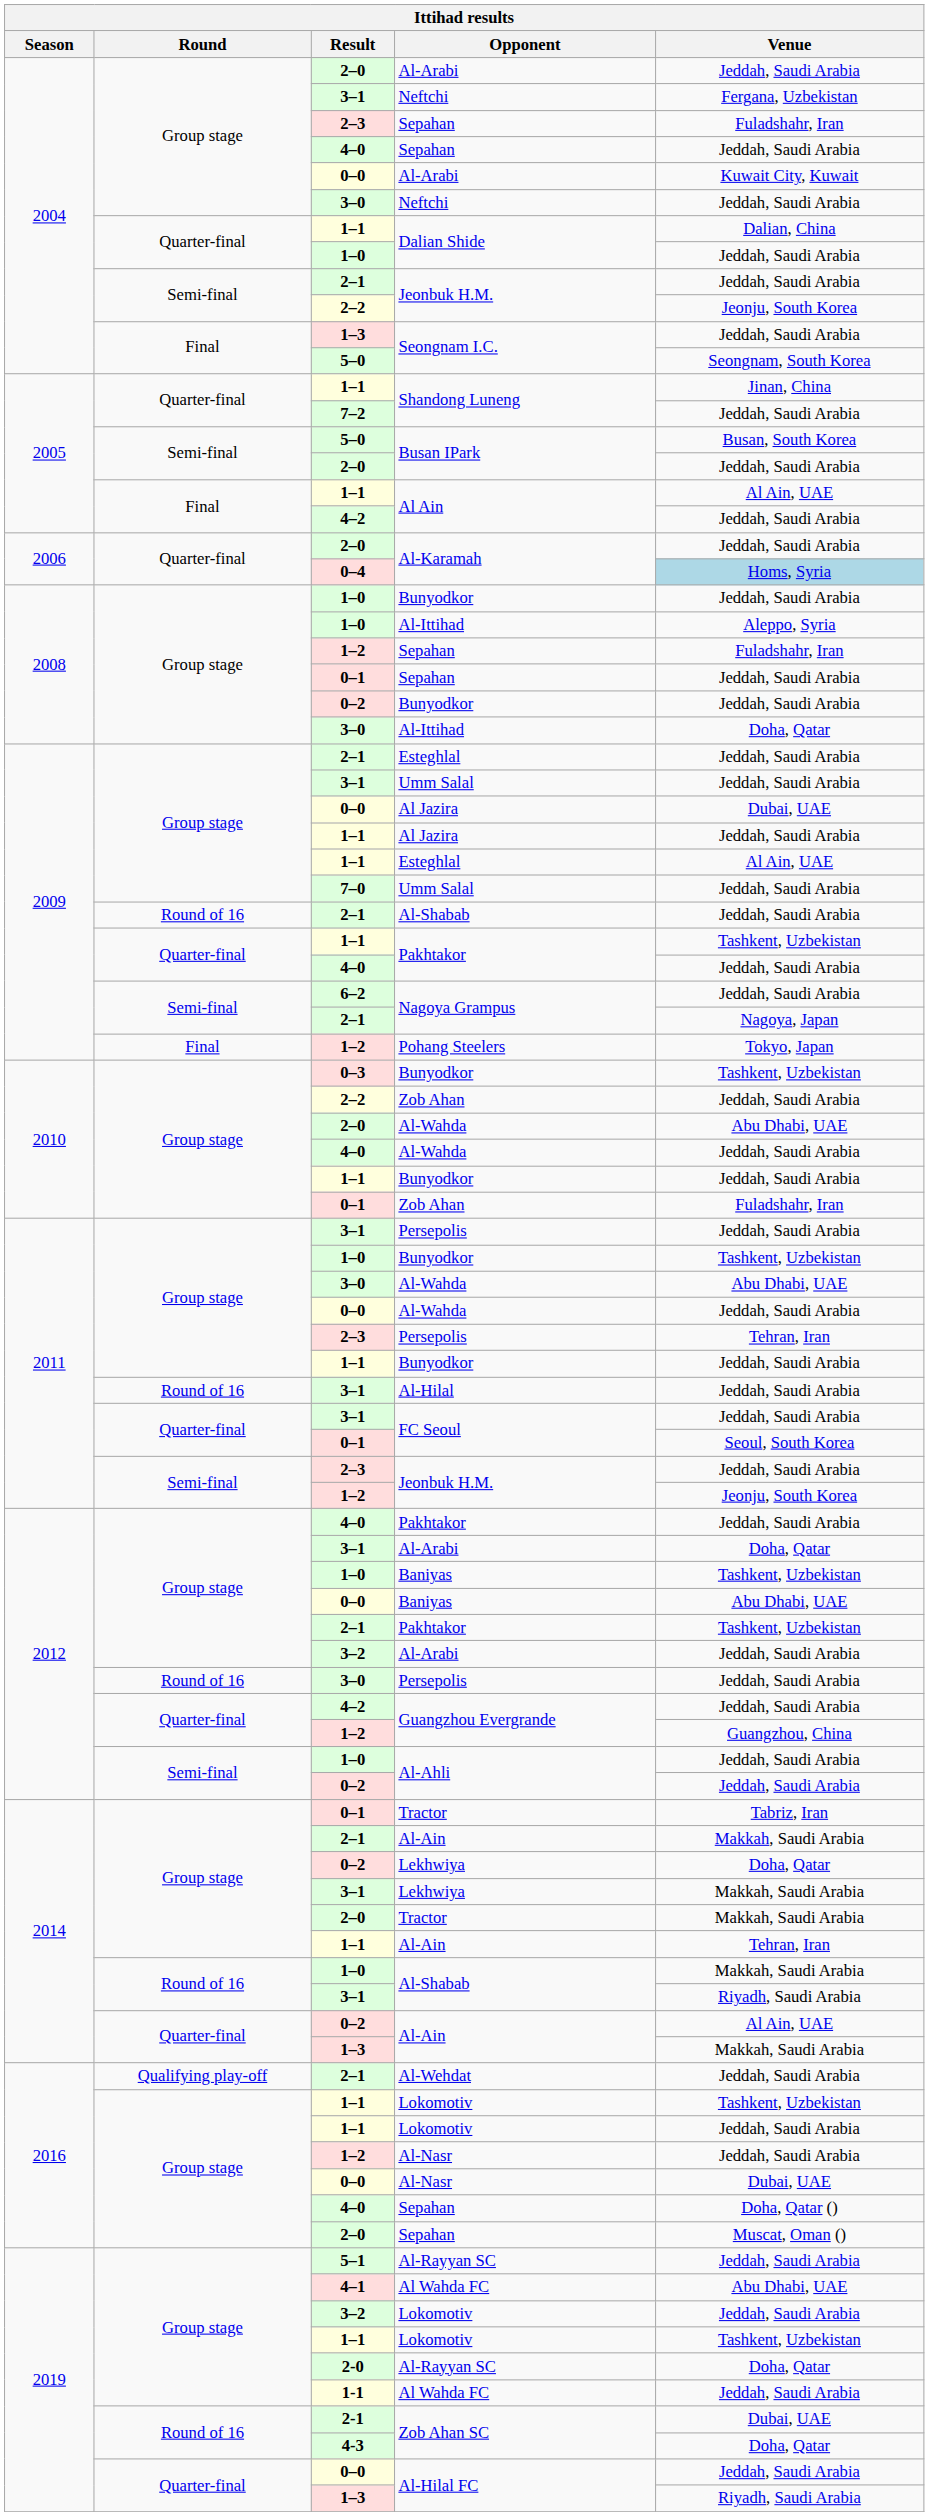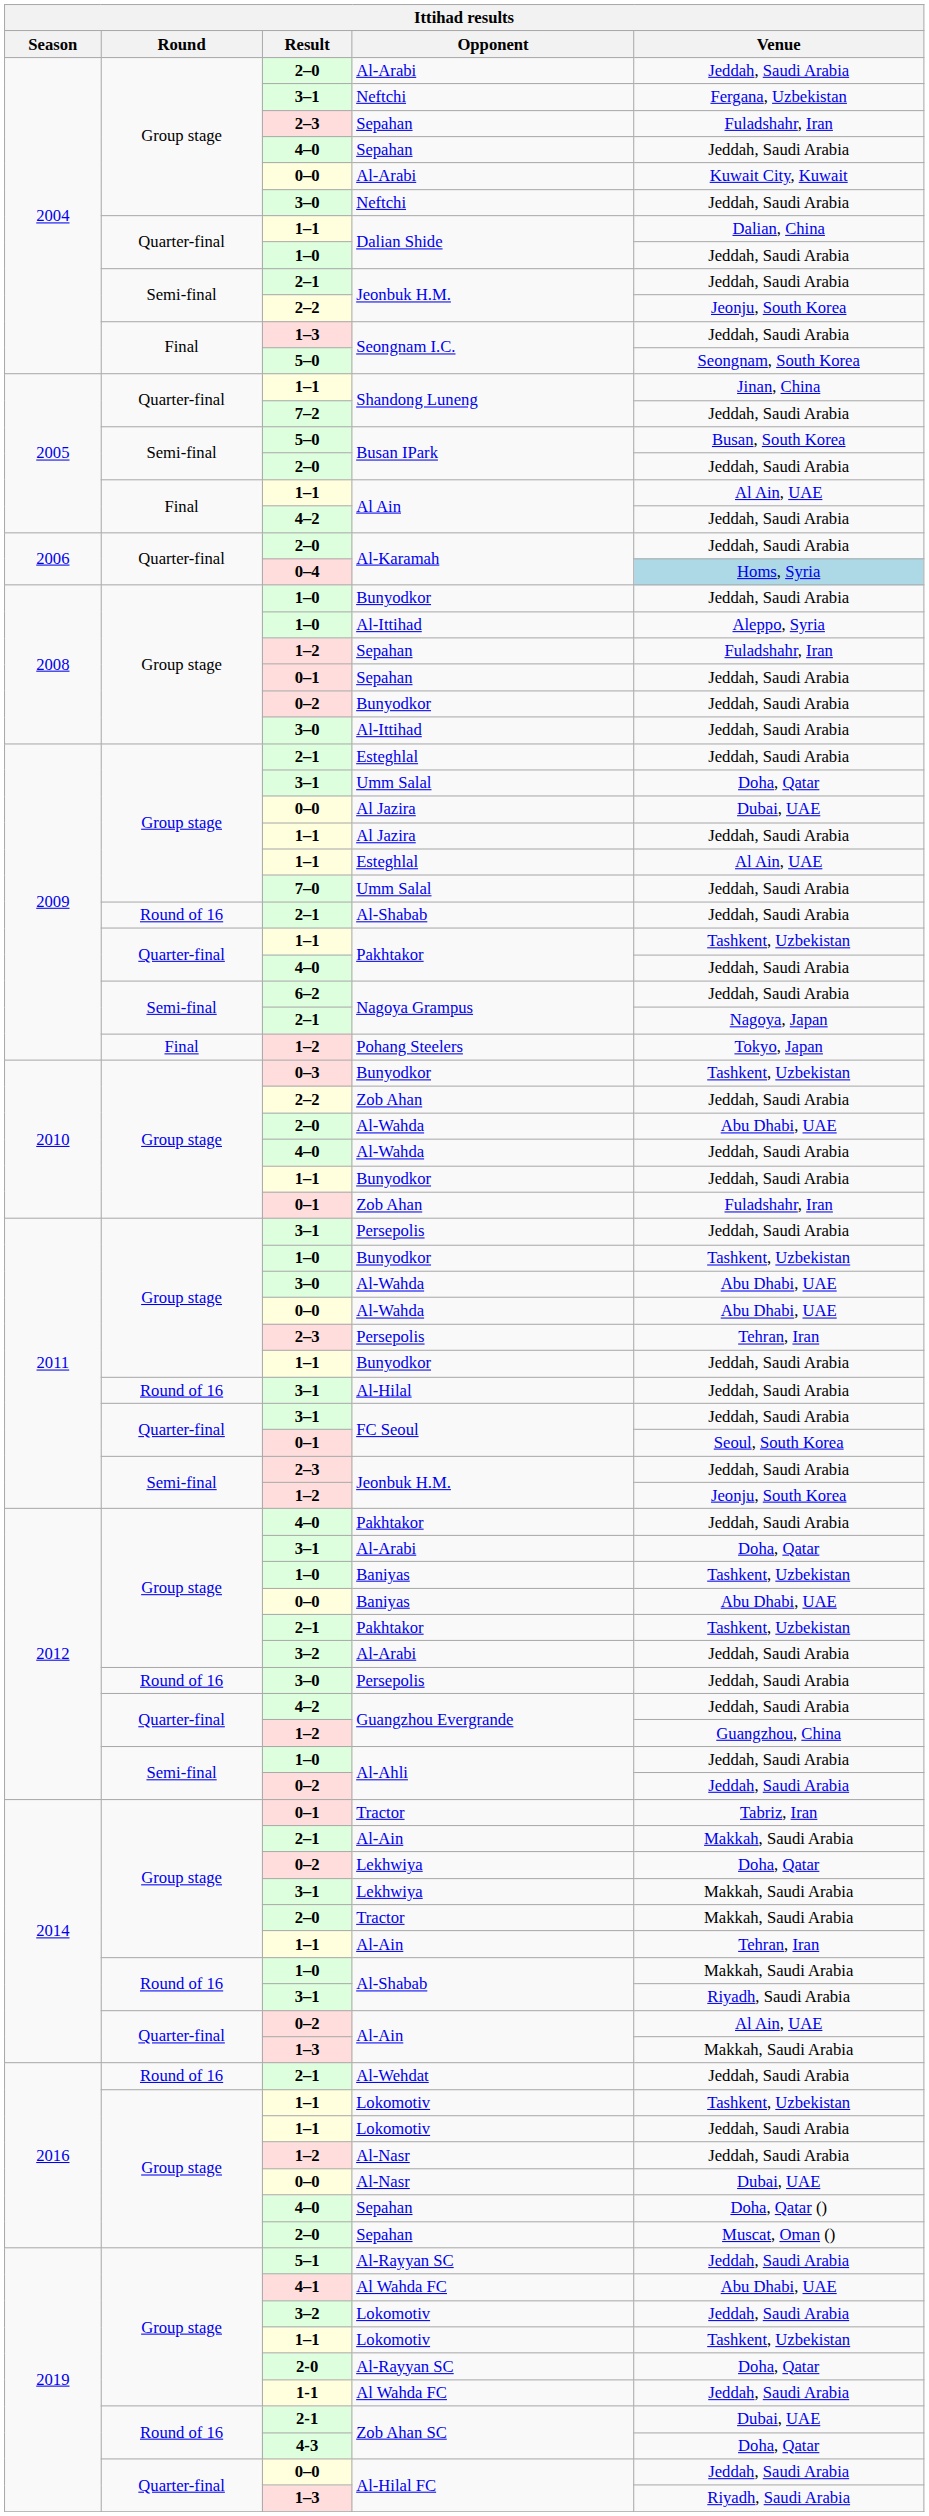(789, 730) Doha, Qatar -> (779, 730) Jeddah, Saudi Arabia
(789, 783) Jeddah, Saudi Arabia -> (779, 783) Doha, Qatar
(789, 1310) Jeddah, Saudi Arabia -> (779, 1310) Abu Dhabi, UAE
(202, 2076) Qualifying play-off -> (182, 2076) Round of 16
